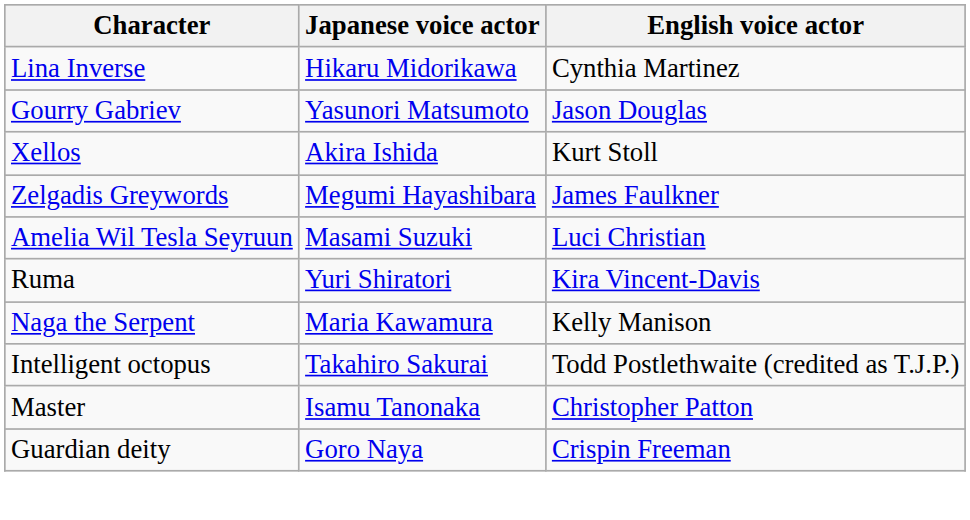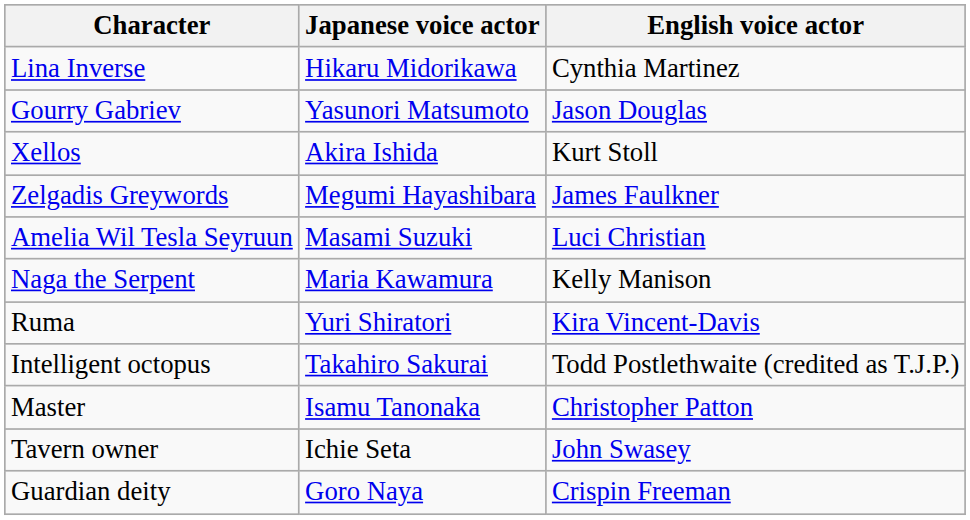rows swapped: (103, 322) <-> (43, 279)
+ row: (85, 449)
